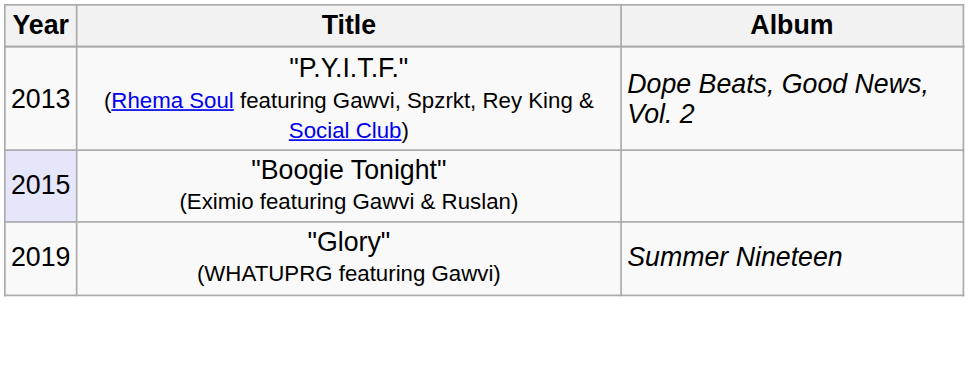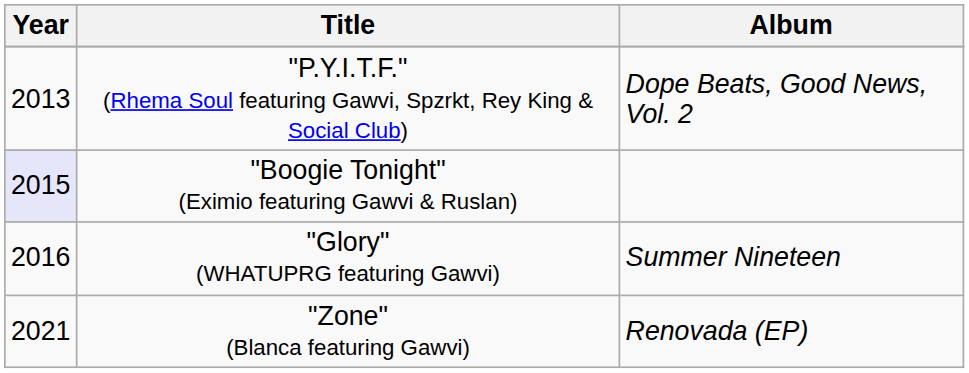(41, 258) 2019 -> (41, 258) 2016
+ row: (348, 330)
